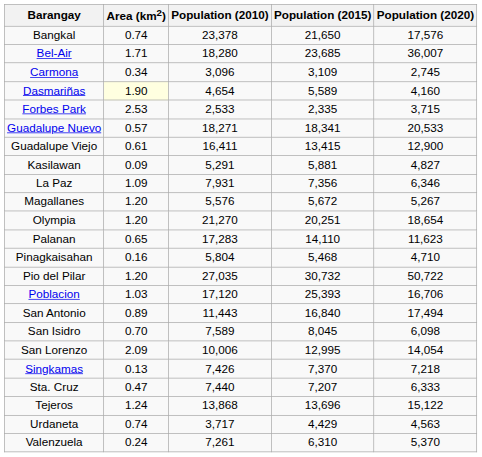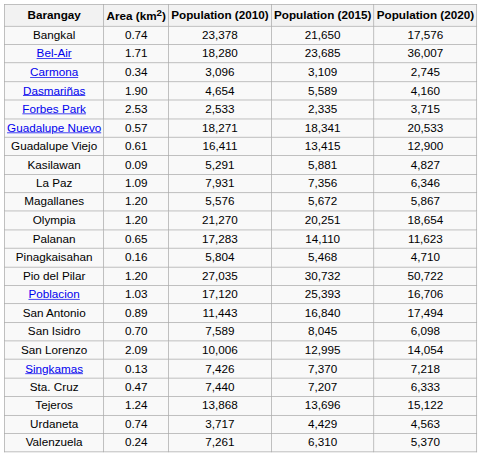(136, 91) lightyellow background -> (136, 91) no background
(425, 202) 5,267 -> (425, 202) 5,867
